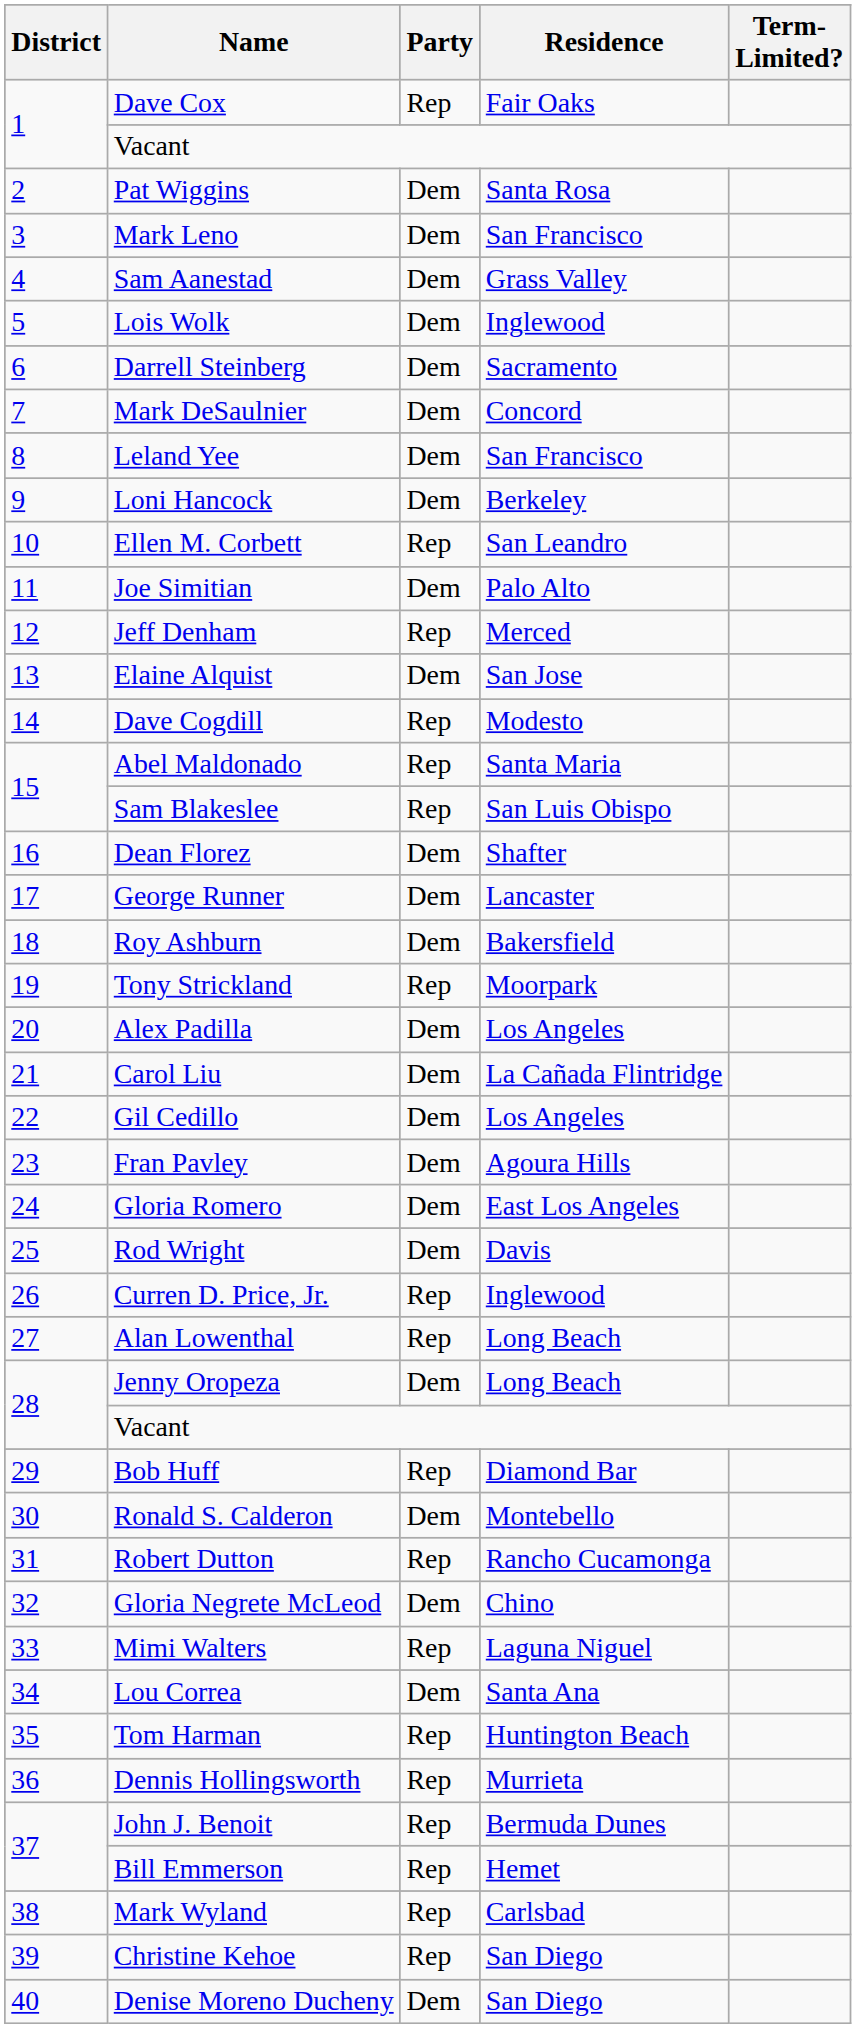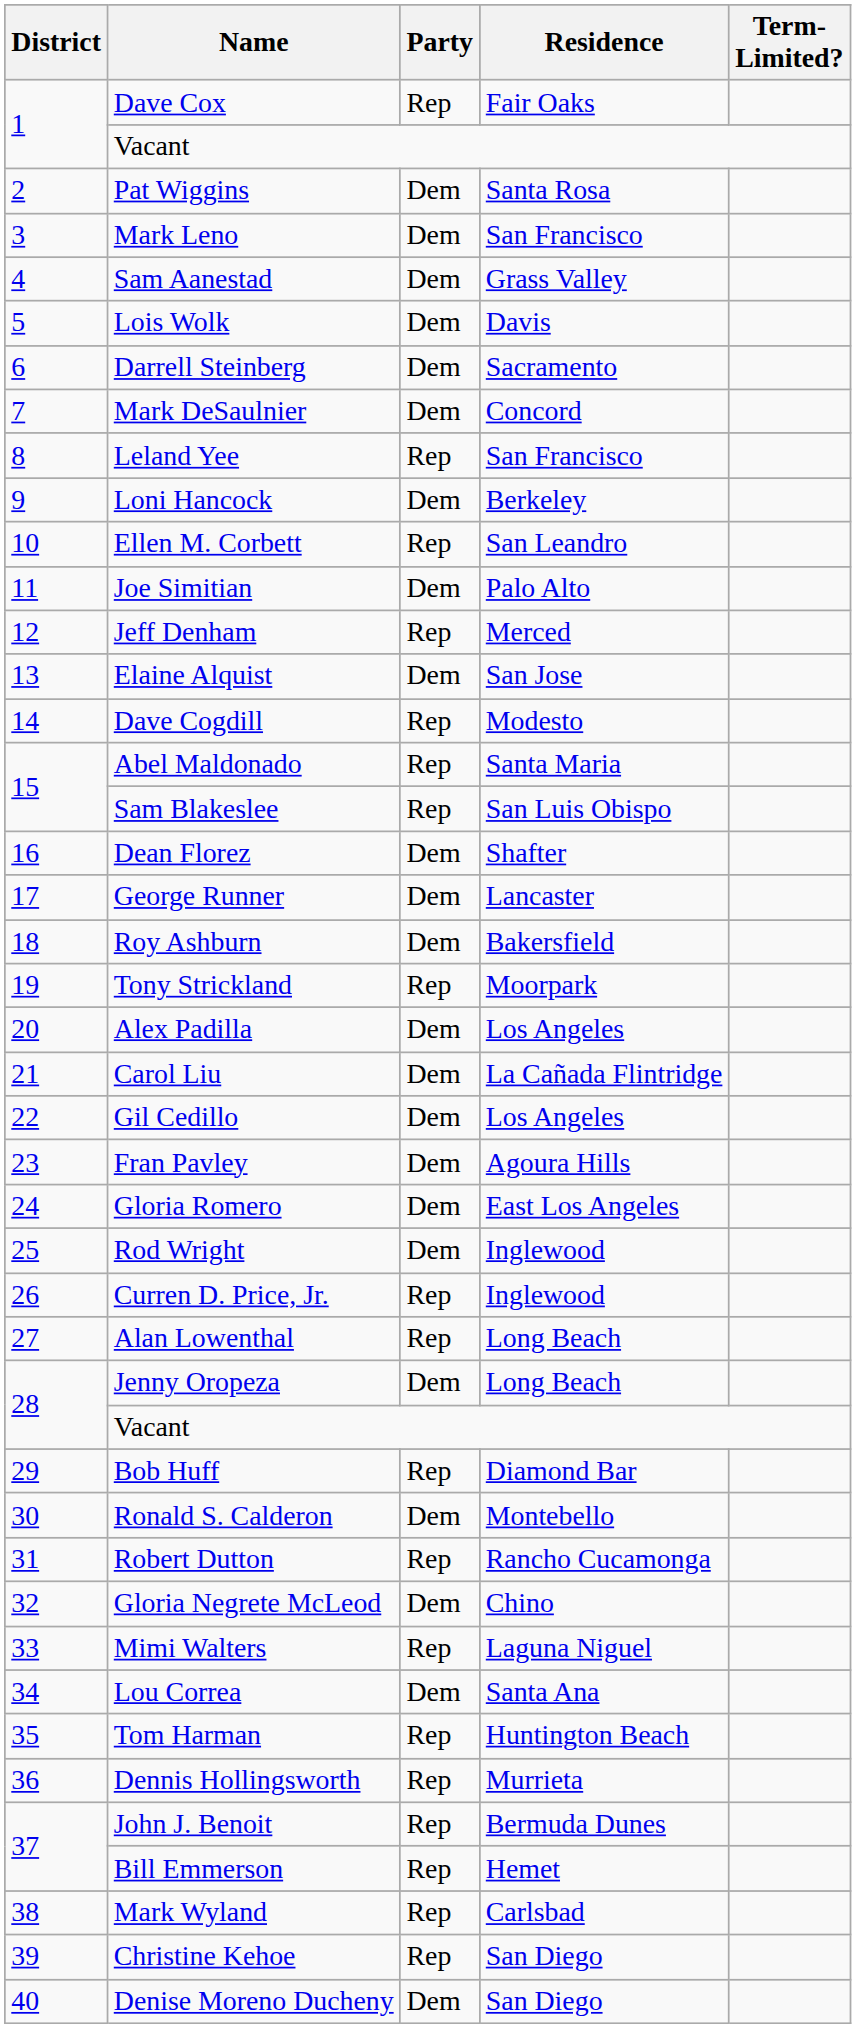(545, 322) Inglewood -> (518, 322) Davis
(434, 455) Dem -> (429, 455) Rep
(518, 1250) Davis -> (545, 1250) Inglewood
